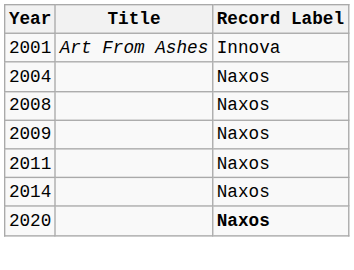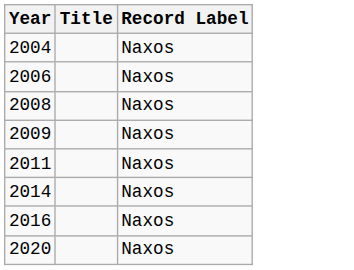- row: (30, 48)
+ row: (30, 77)
+ row: (30, 221)
(243, 221) bold -> (148, 250) normal
